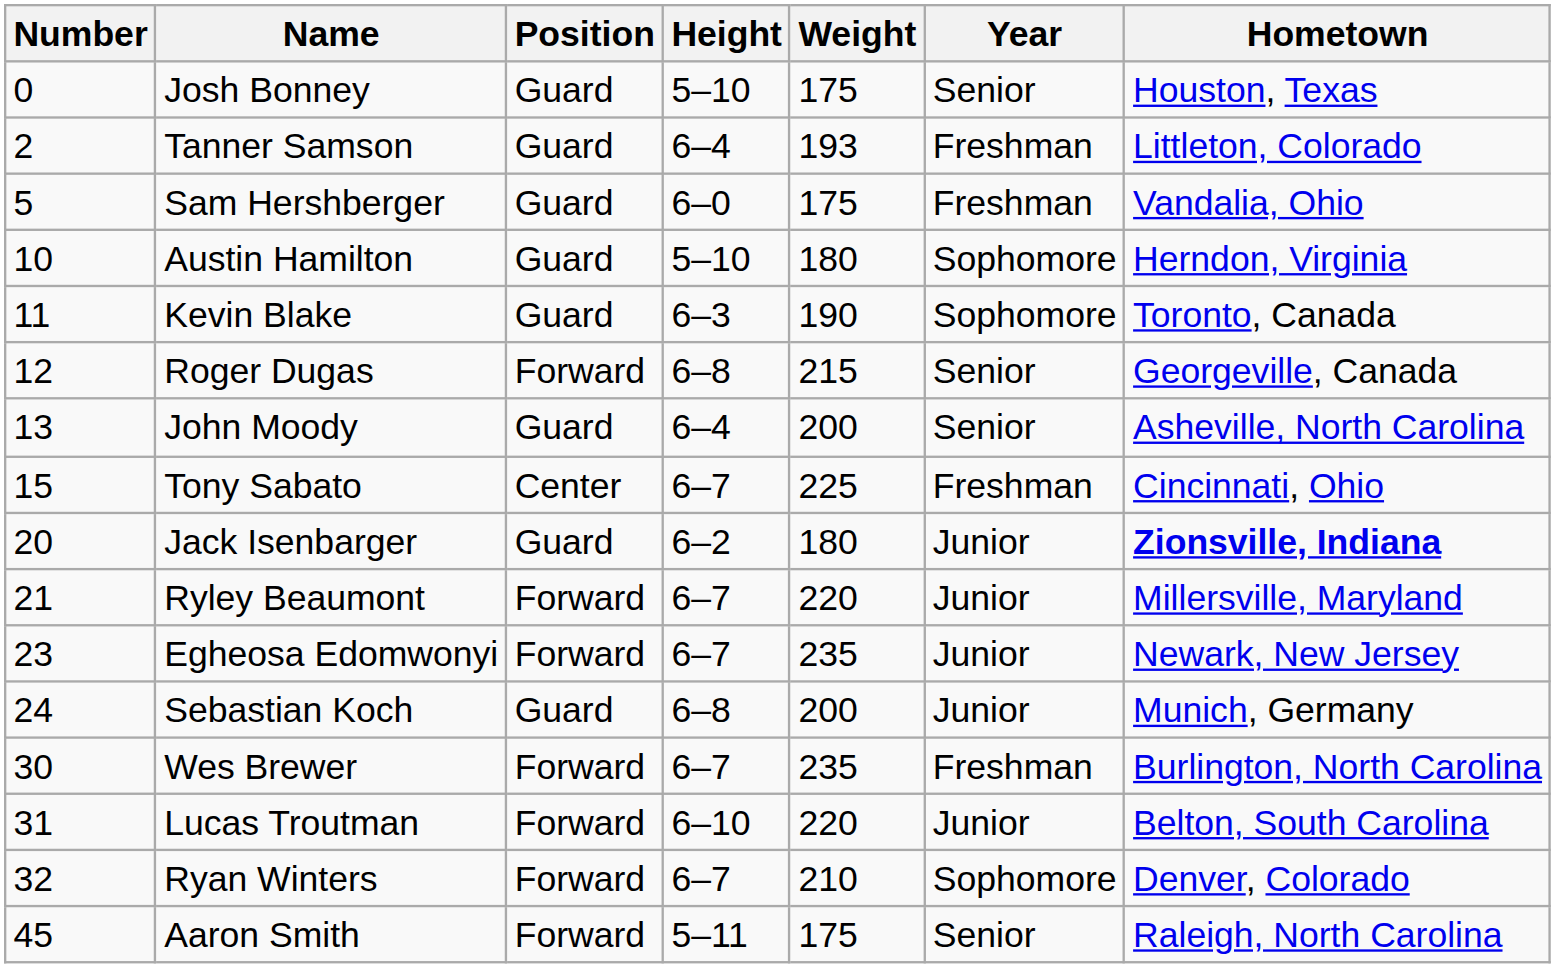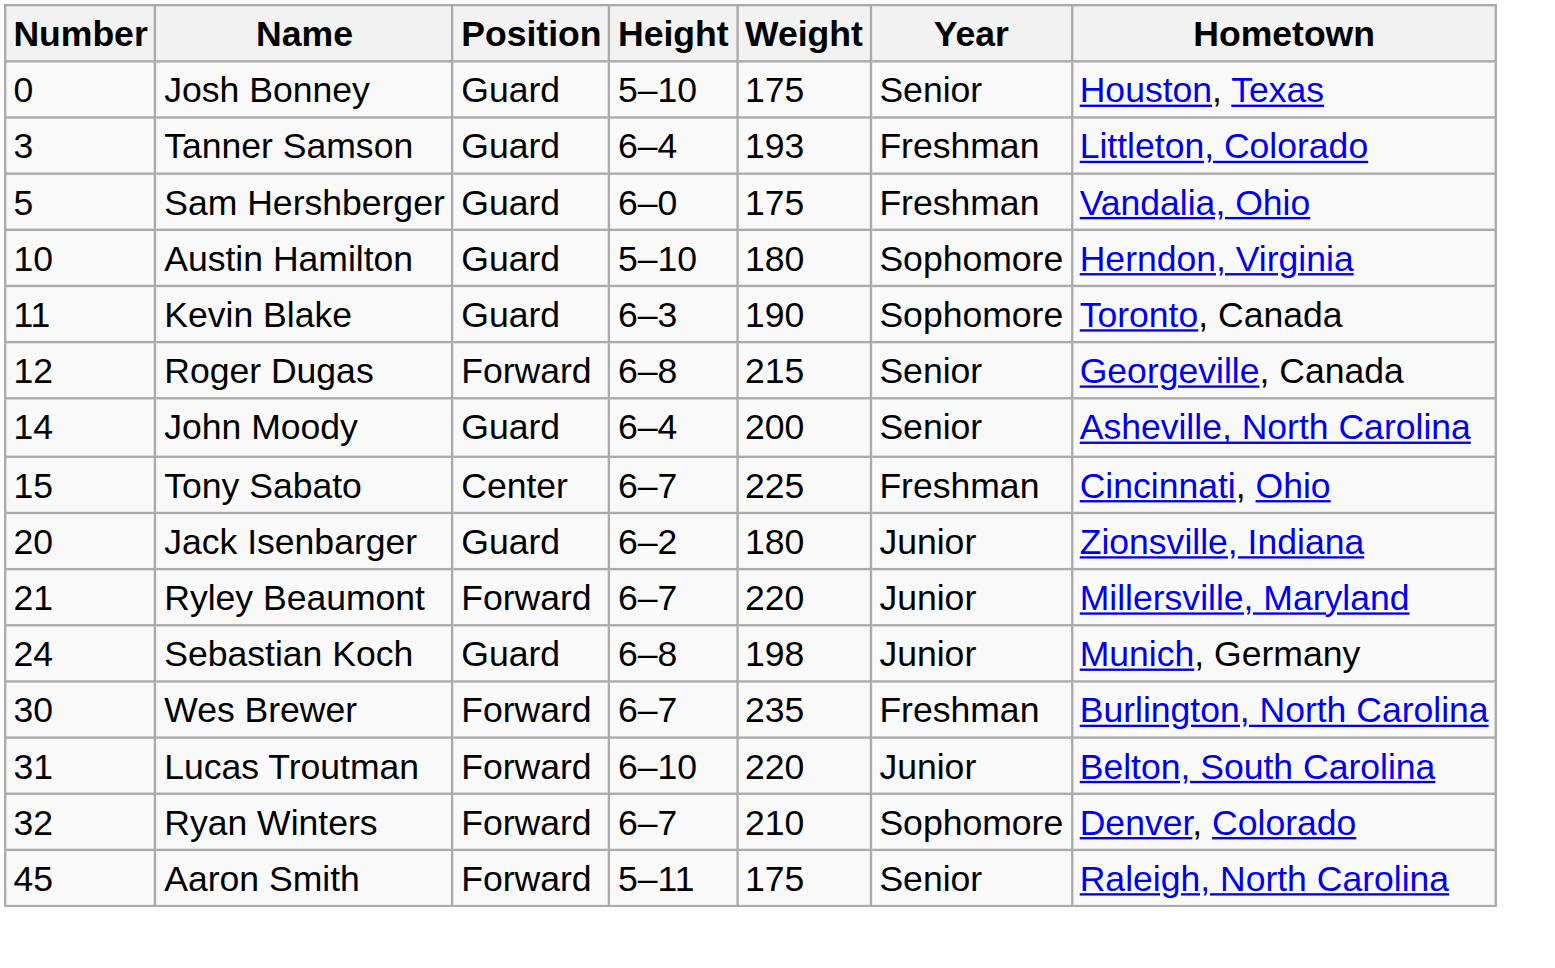(23, 146) 2 -> (23, 146) 3
(33, 428) 13 -> (33, 428) 14
(1287, 540) bold -> (1222, 540) normal
- row: (331, 653)
(828, 709) 200 -> (775, 653) 198
